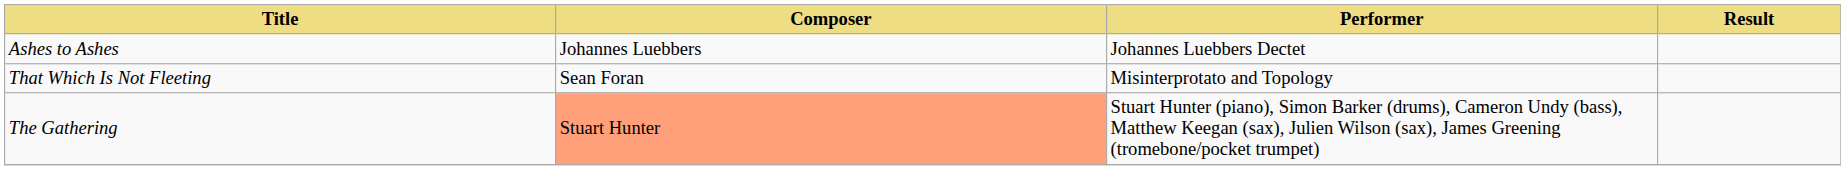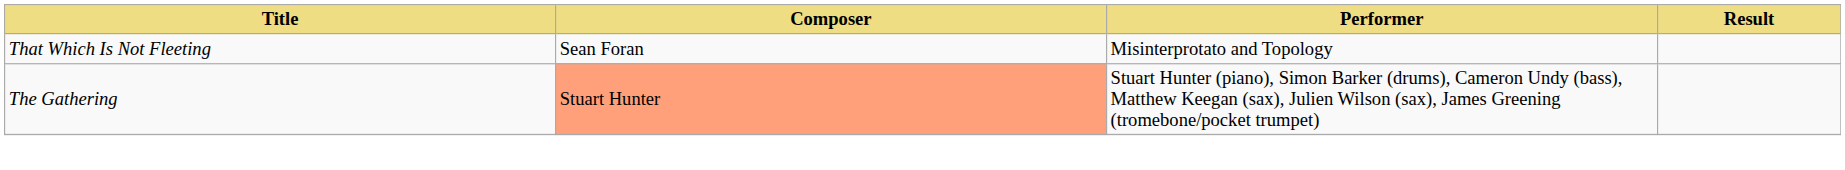- row: (64, 48)
